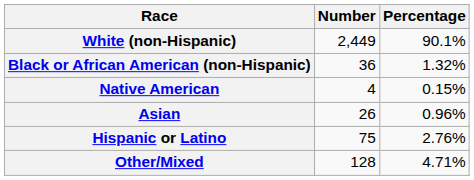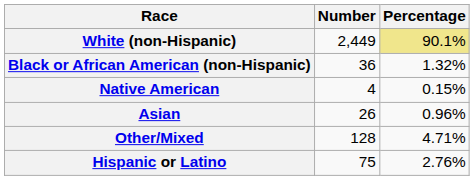(444, 41) no background -> (444, 41) khaki background
rows swapped: (159, 162) <-> (159, 138)
